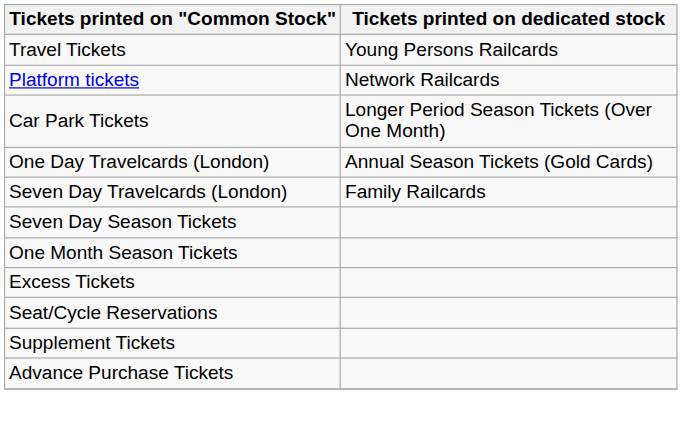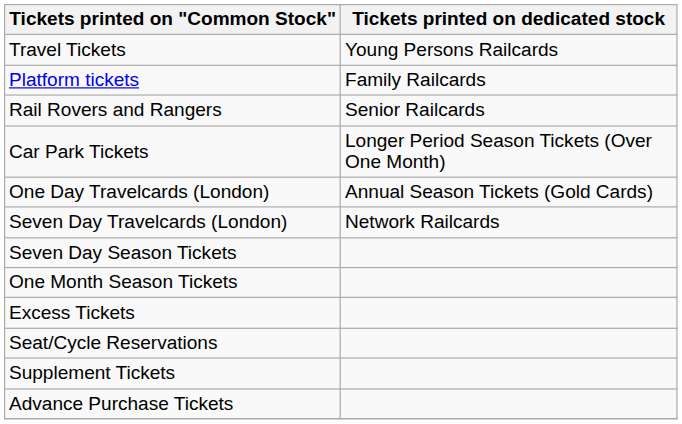(422, 79) Network Railcards -> (415, 79) Family Railcards
+ row: (115, 110)
(415, 191) Family Railcards -> (422, 222) Network Railcards
